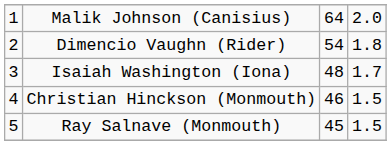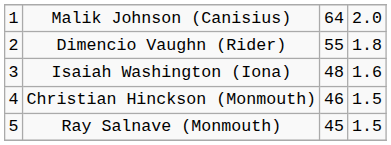(334, 45) 54 -> (334, 45) 55
(367, 72) 1.7 -> (367, 72) 1.6
